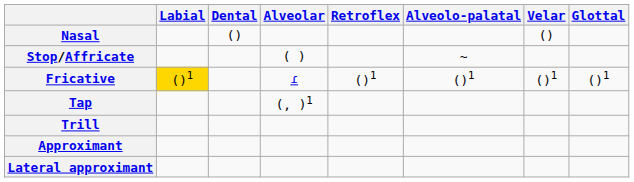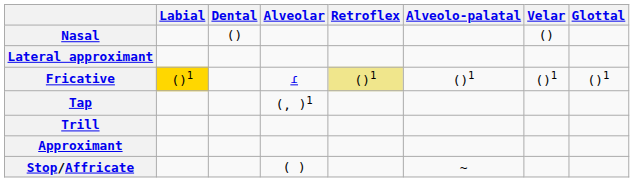rows swapped: (80, 56) <-> (80, 167)
(365, 79) no background -> (365, 79) khaki background
